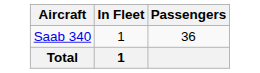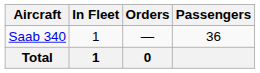+ column: (148, 15)
